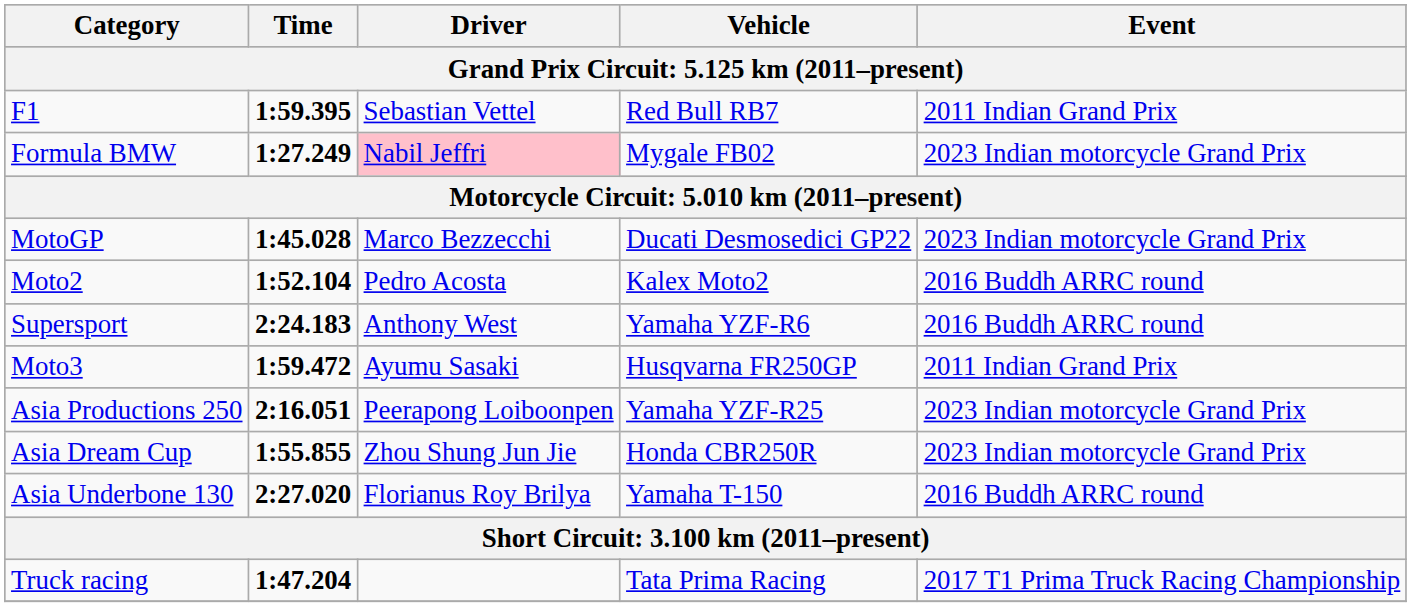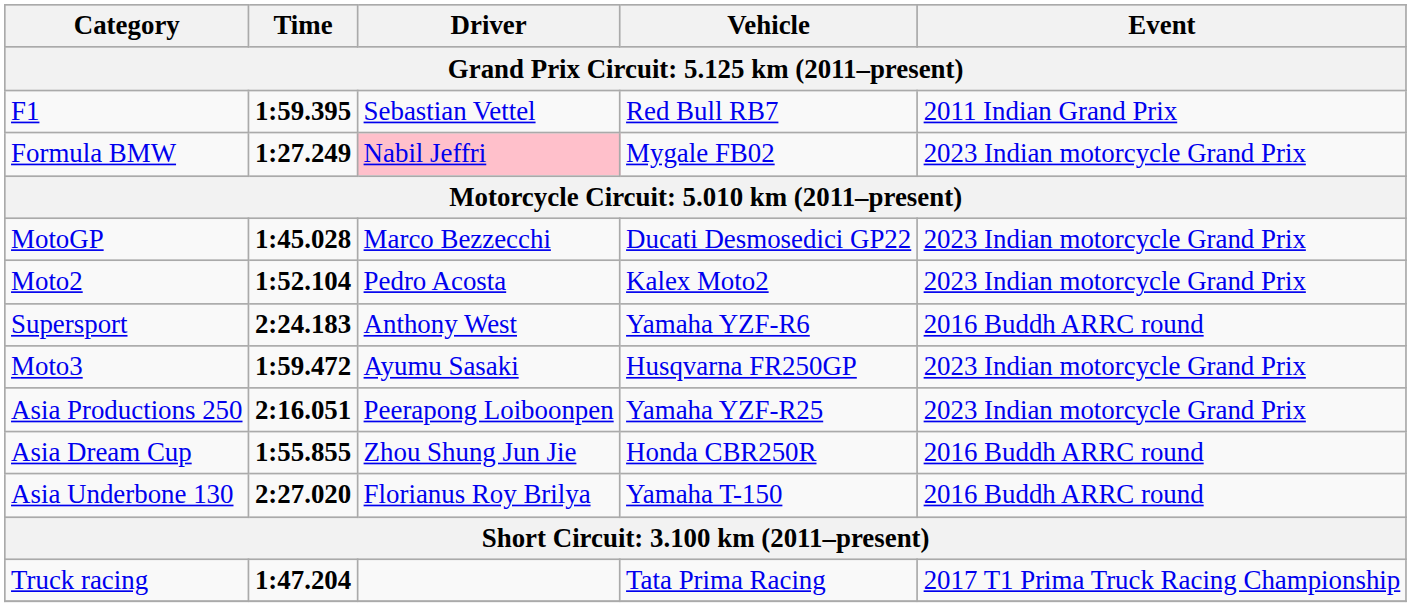(1064, 281) 2016 Buddh ARRC round -> (1115, 281) 2023 Indian motorcycle Grand Prix
(1050, 366) 2011 Indian Grand Prix -> (1115, 366) 2023 Indian motorcycle Grand Prix
(1115, 452) 2023 Indian motorcycle Grand Prix -> (1064, 452) 2016 Buddh ARRC round
